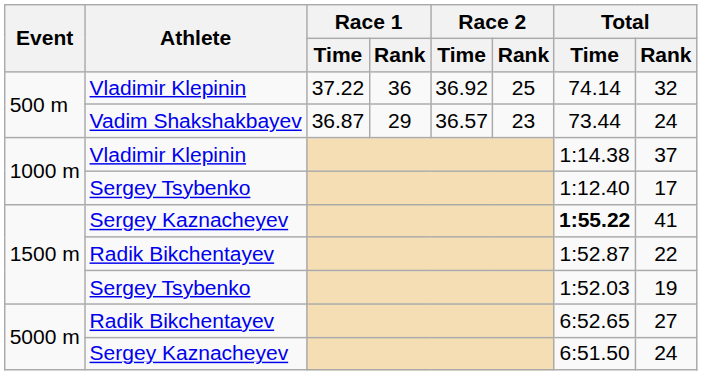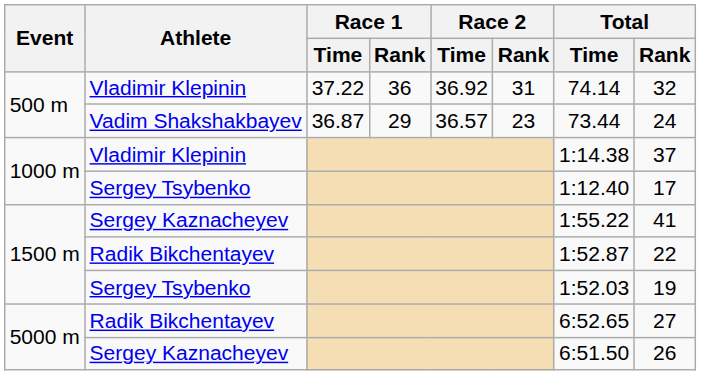(523, 88) 25 -> (523, 88) 31
(595, 221) bold -> (594, 221) normal
(666, 354) 24 -> (665, 354) 26
